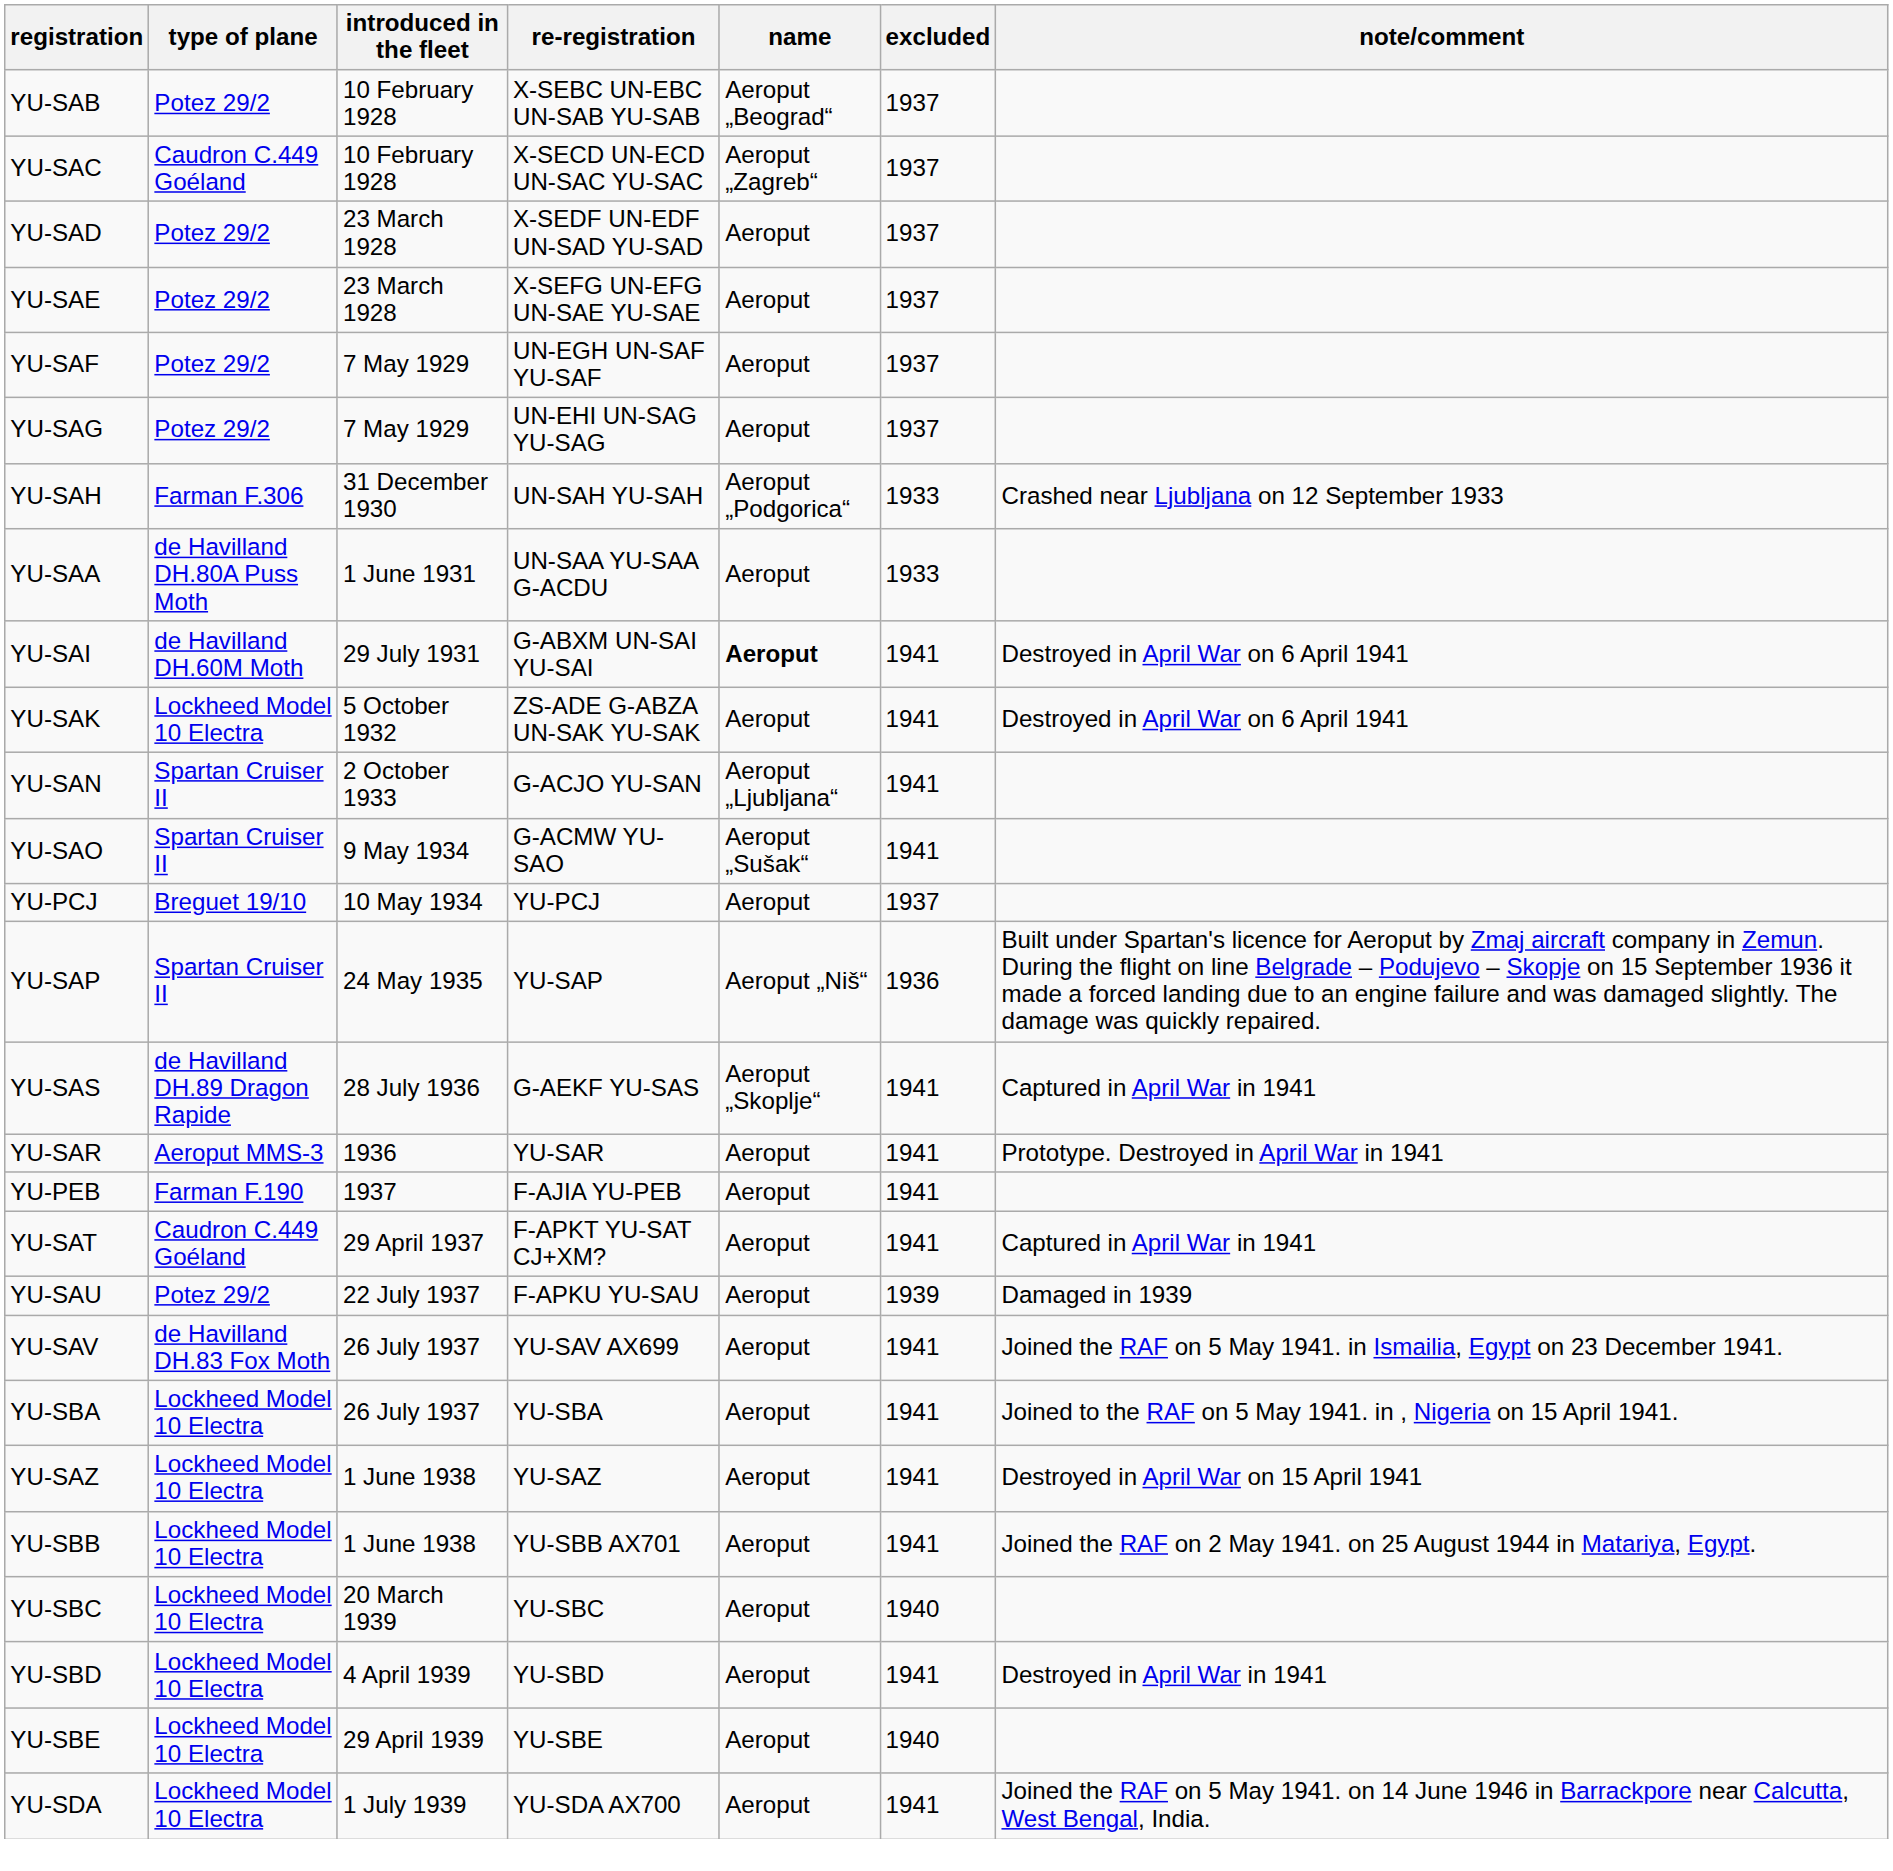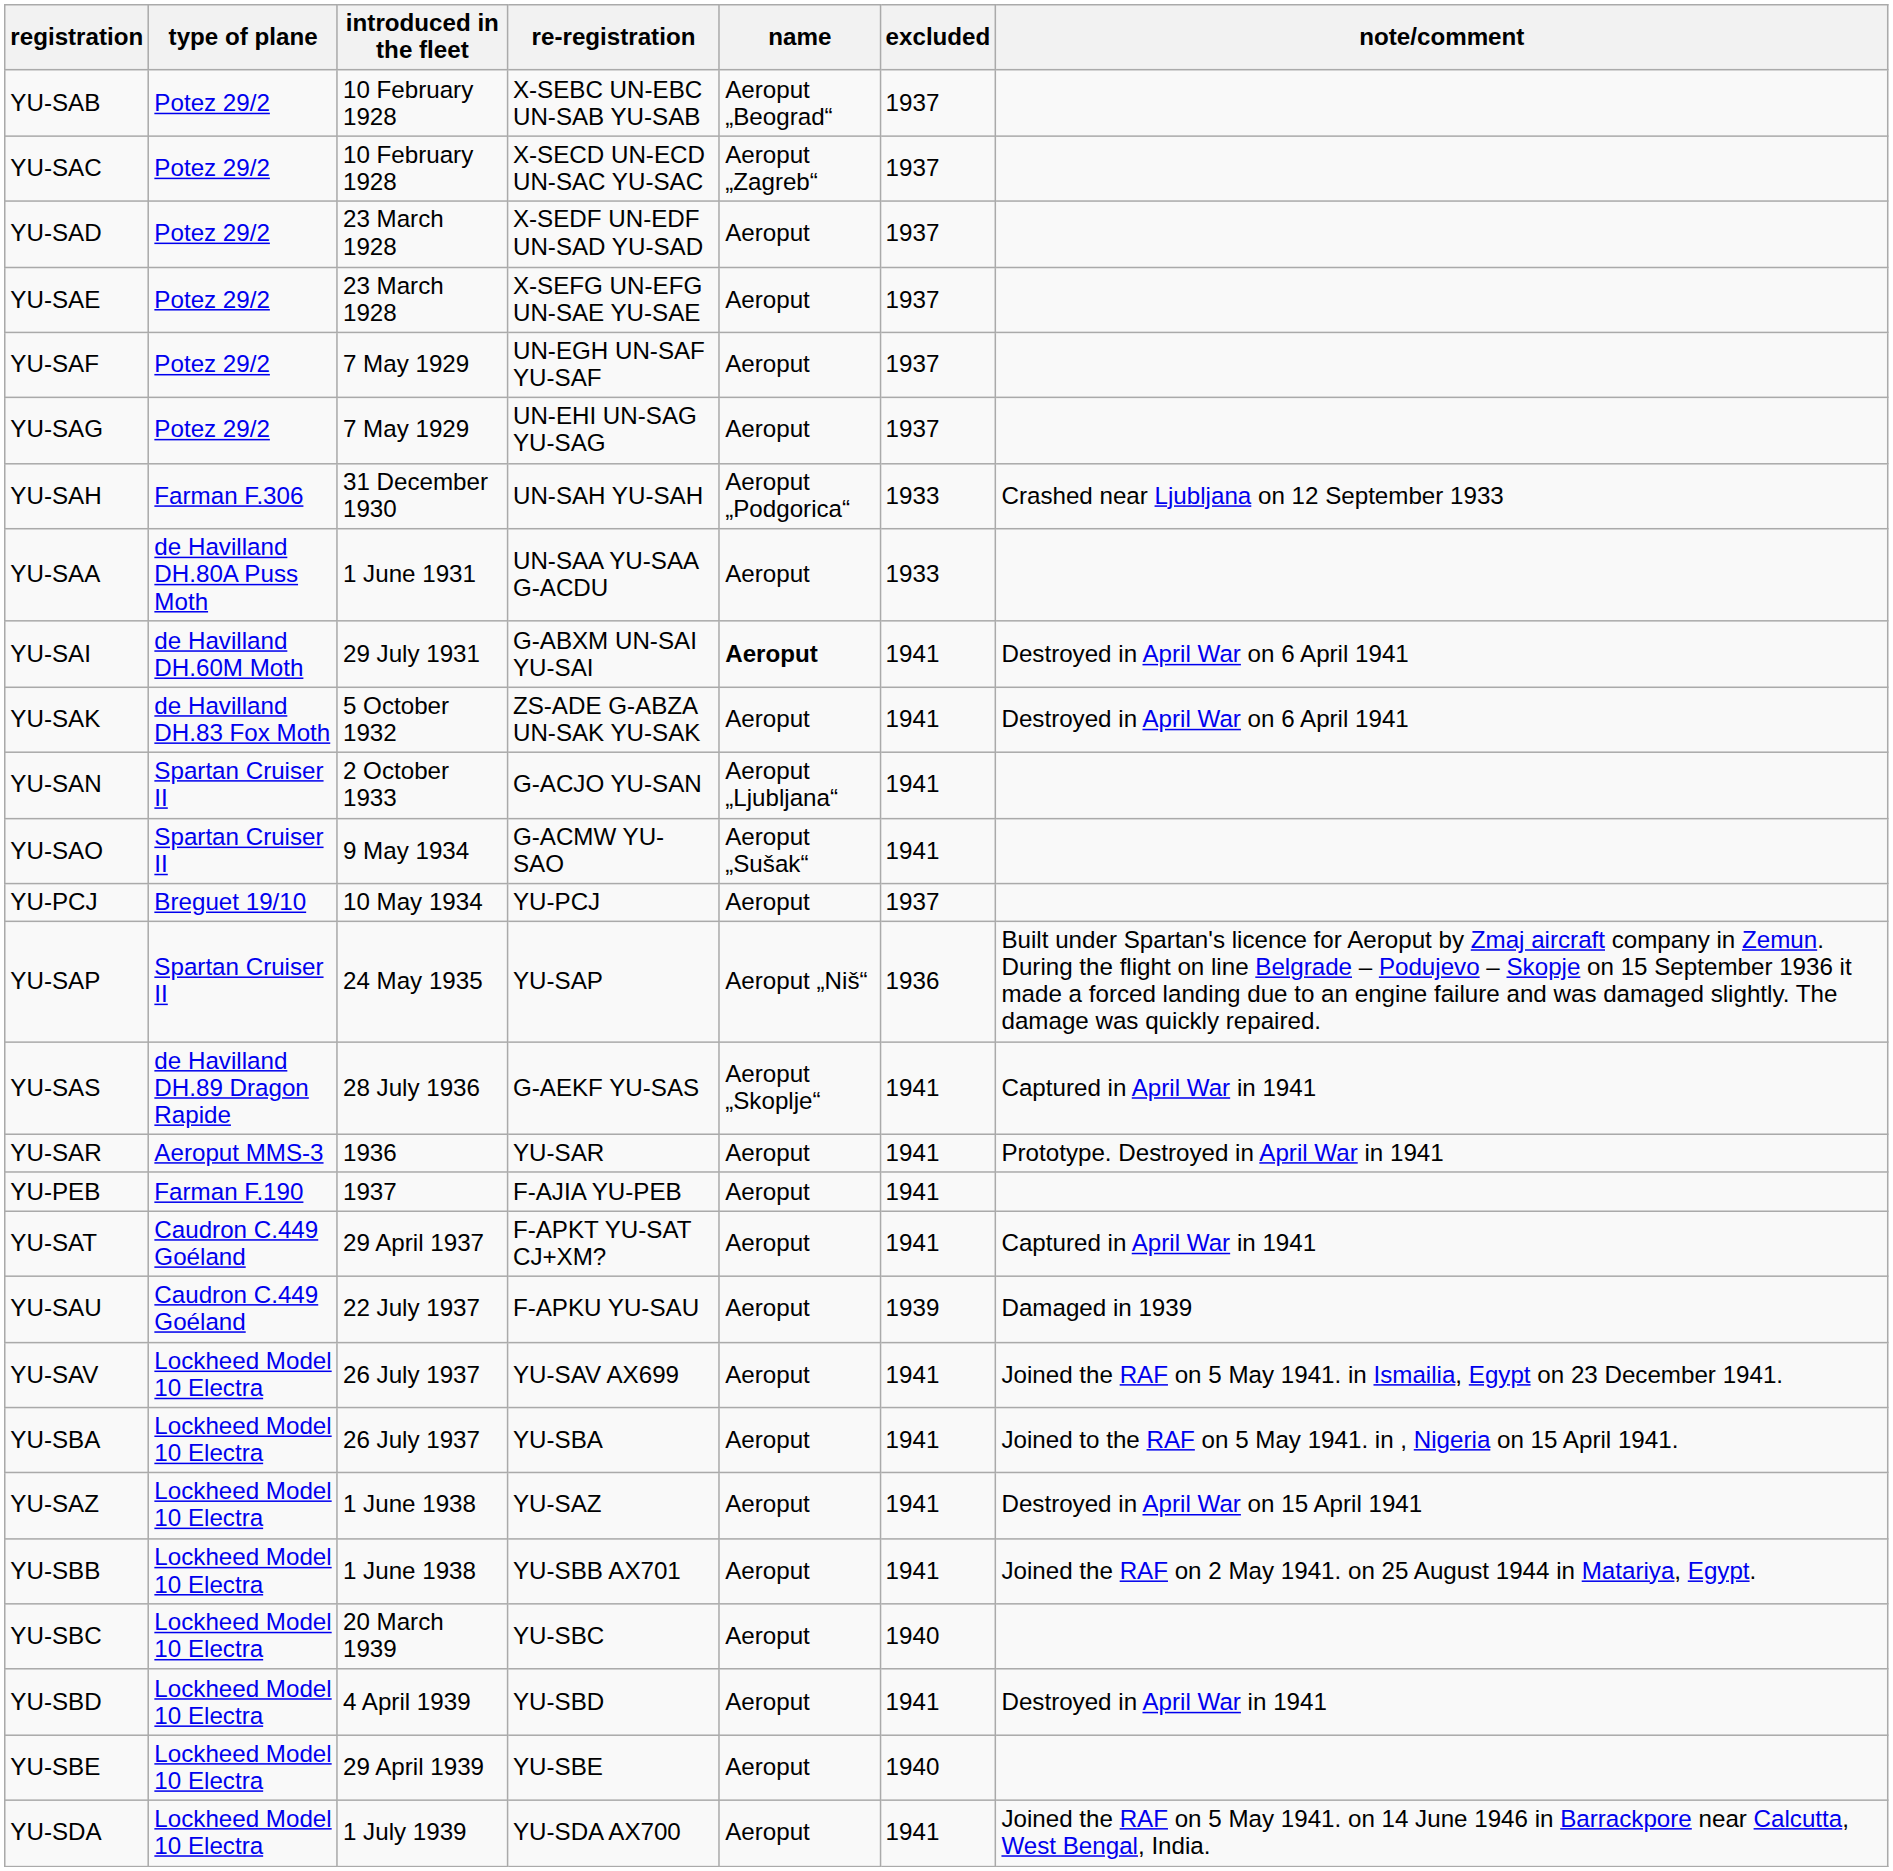(236, 168) Caudron C.449 Goéland -> (212, 168) Potez 29/2
(243, 719) Lockheed Model 10 Electra -> (242, 719) de Havilland DH.83 Fox Moth
(212, 1295) Potez 29/2 -> (236, 1308) Caudron C.449 Goéland
(242, 1347) de Havilland DH.83 Fox Moth -> (243, 1374) Lockheed Model 10 Electra
